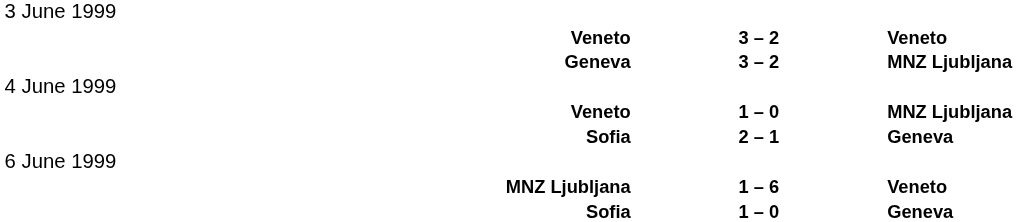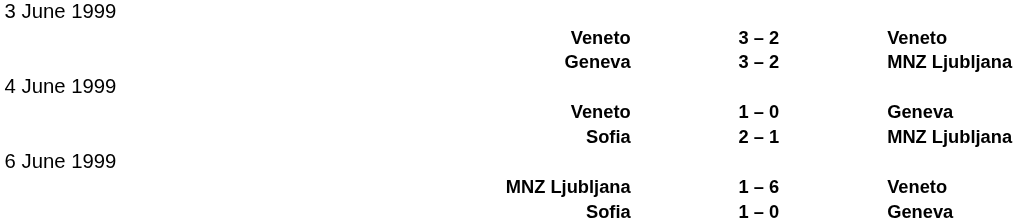(950, 112) MNZ Ljubljana -> (920, 112) Geneva
(920, 136) Geneva -> (950, 136) MNZ Ljubljana
